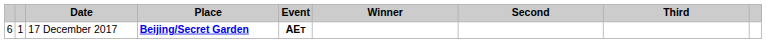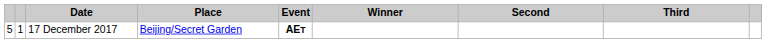(10, 29) 6 -> (10, 29) 5
(194, 29) bold -> (191, 29) normal
